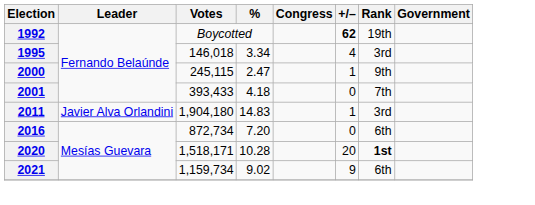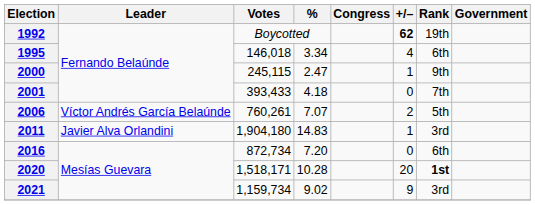(383, 53) 3rd -> (441, 53) 6th
+ row: (31, 111)
(383, 170) 6th -> (440, 190) 3rd
